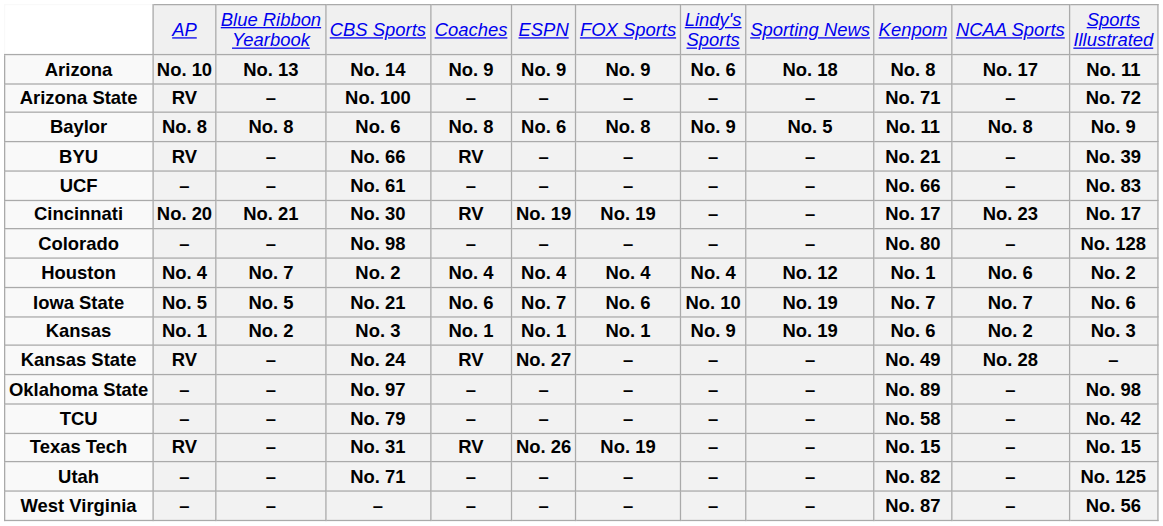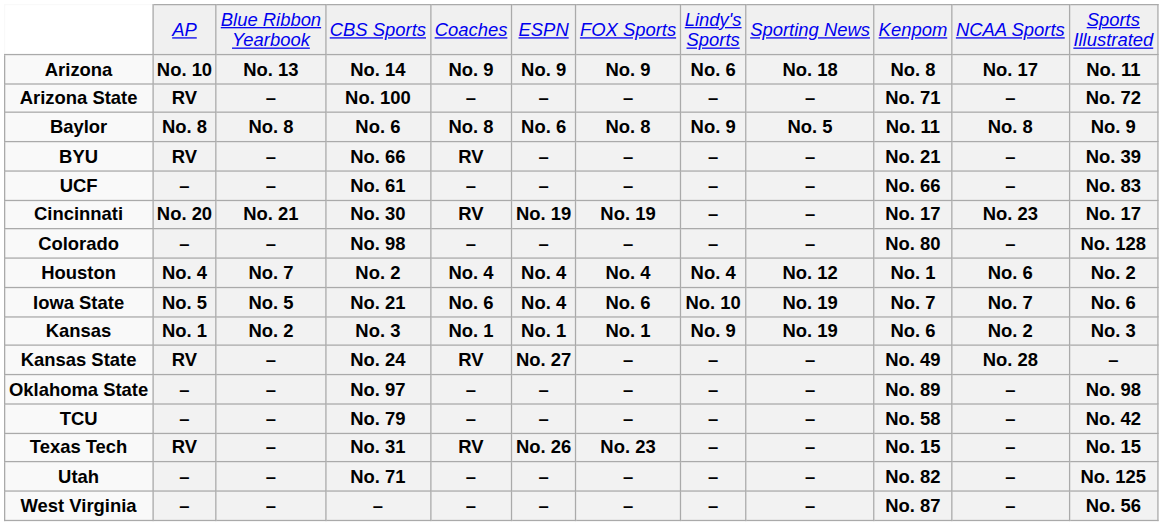(544, 302) No. 7 -> (544, 302) No. 4
(628, 448) No. 19 -> (628, 448) No. 23
